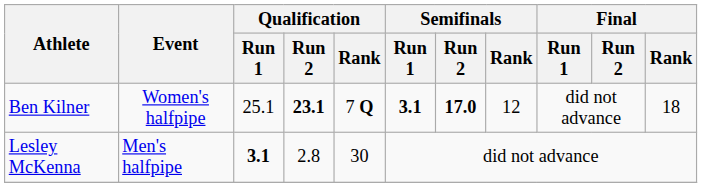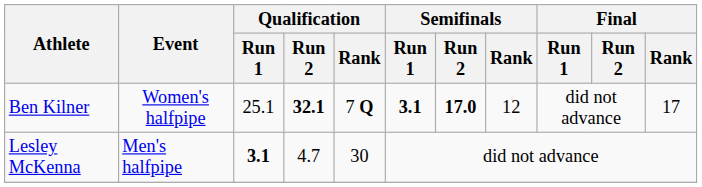(309, 107) 23.1 -> (309, 107) 32.1
(671, 107) 18 -> (671, 107) 17
(309, 157) 2.8 -> (309, 157) 4.7
